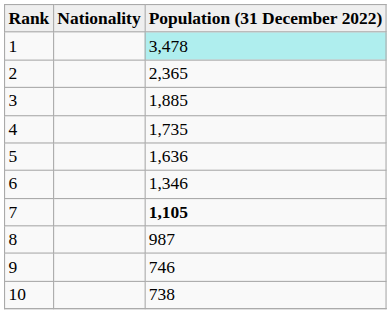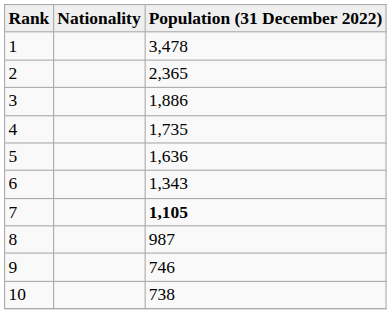(168, 45) paleturquoise background -> (168, 45) no background
(168, 101) 1,885 -> (168, 101) 1,886
(168, 184) 1,346 -> (168, 184) 1,343
